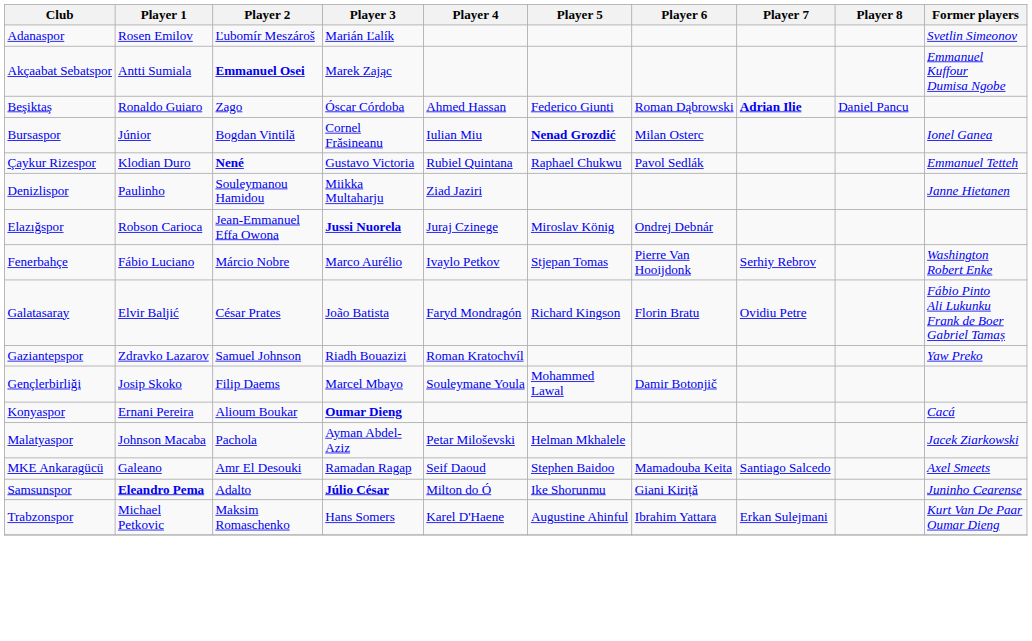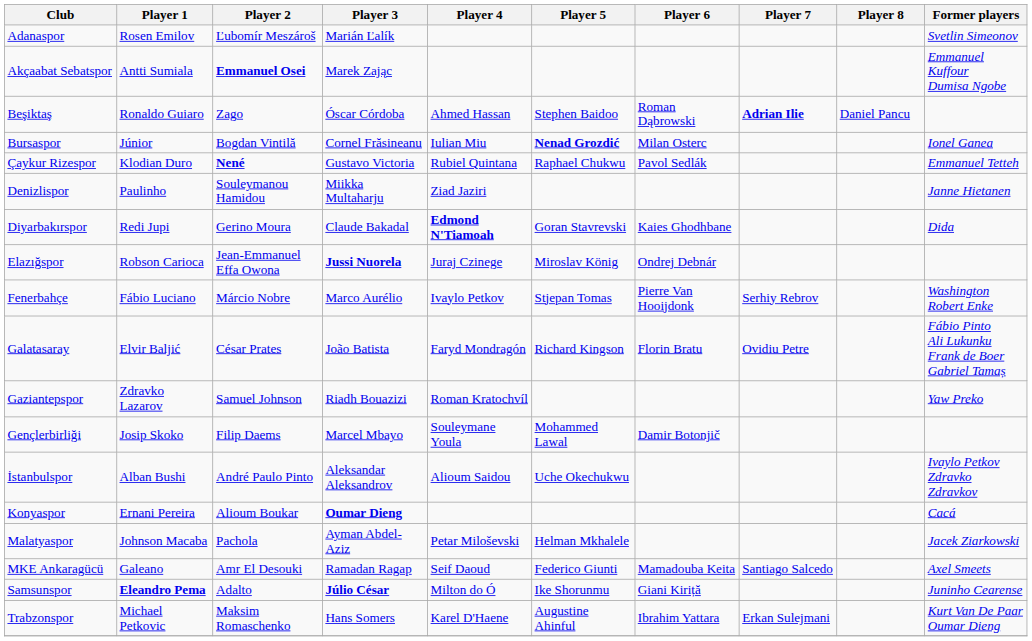(572, 106) Federico Giunti -> (576, 114) Stephen Baidoo
+ row: (47, 226)
+ row: (40, 477)
(573, 468) Stephen Baidoo -> (576, 569) Federico Giunti
